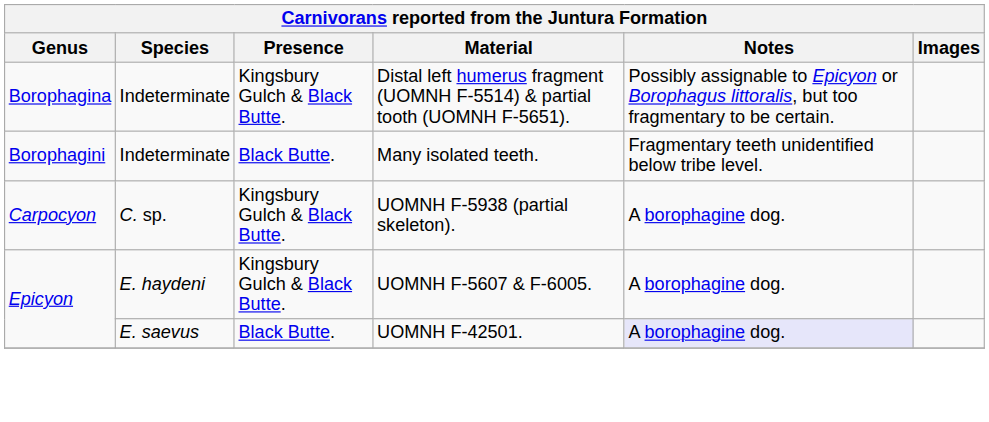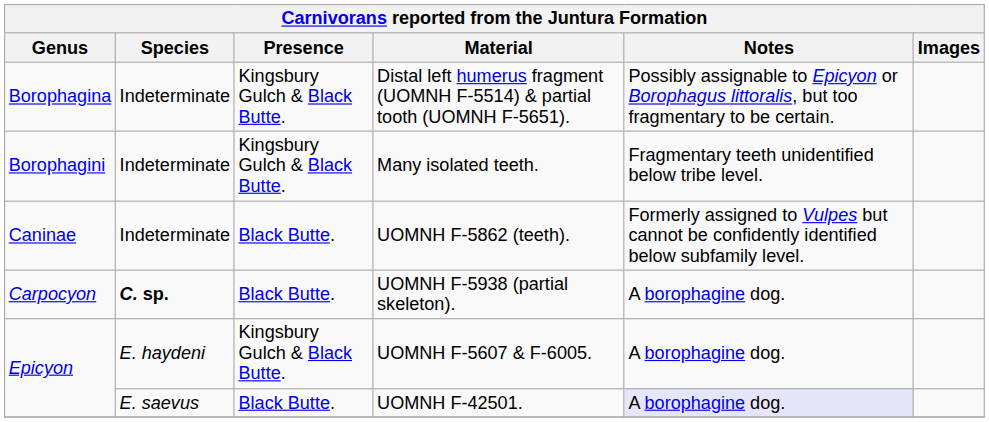(287, 155) Black Butte. -> (295, 165) Kingsbury Gulch & Black Butte.
+ row: (474, 235)
(143, 214) normal -> (144, 294) bold
(295, 214) Kingsbury Gulch & Black Butte. -> (287, 294) Black Butte.
